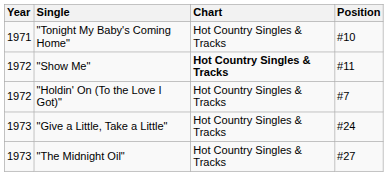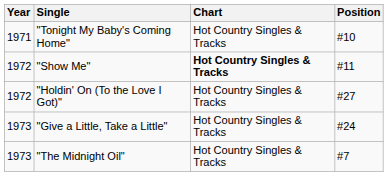(343, 96) #7 -> (346, 96) #27
(346, 156) #27 -> (343, 156) #7
